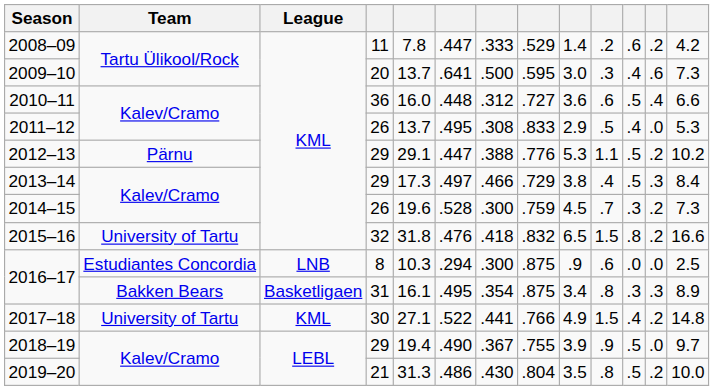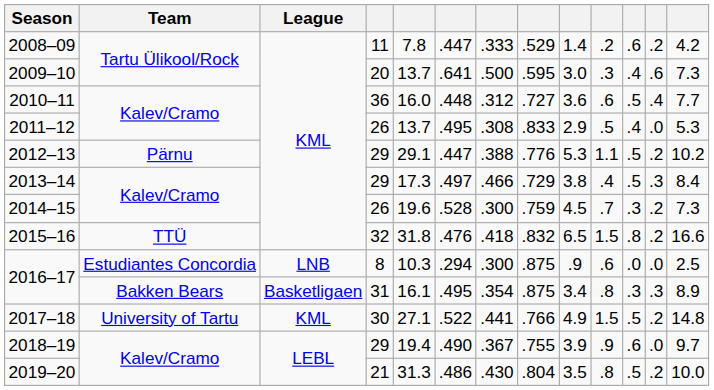(688, 100) 6.6 -> (688, 100) 7.7
(170, 236) University of Tartu -> (170, 236) TTÜ
(634, 317) .4 -> (634, 317) .5
(634, 345) .5 -> (634, 345) .6
